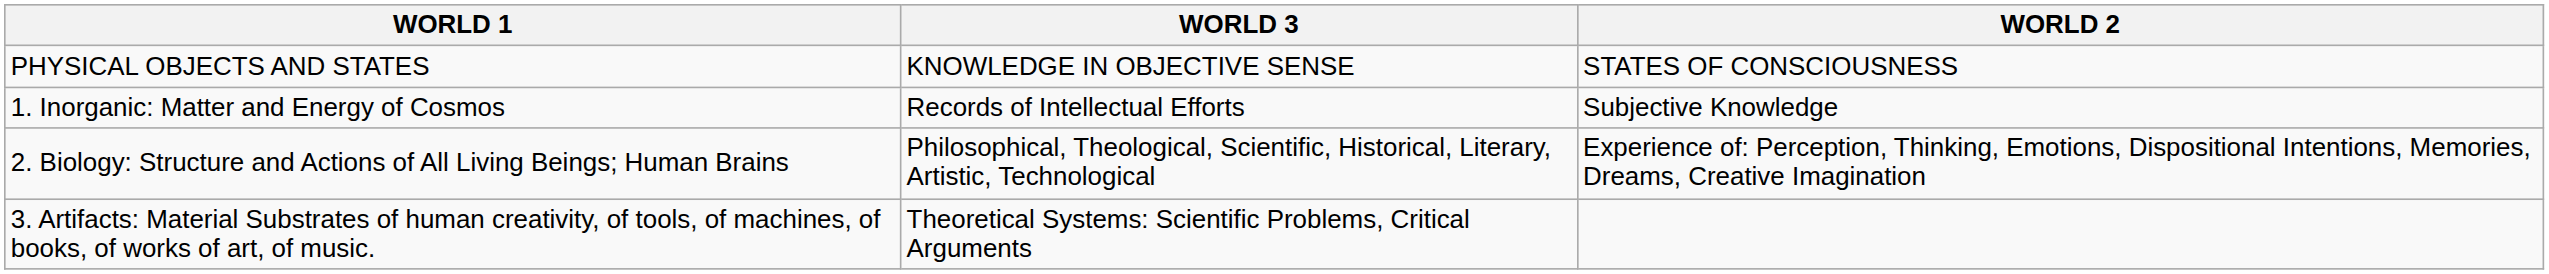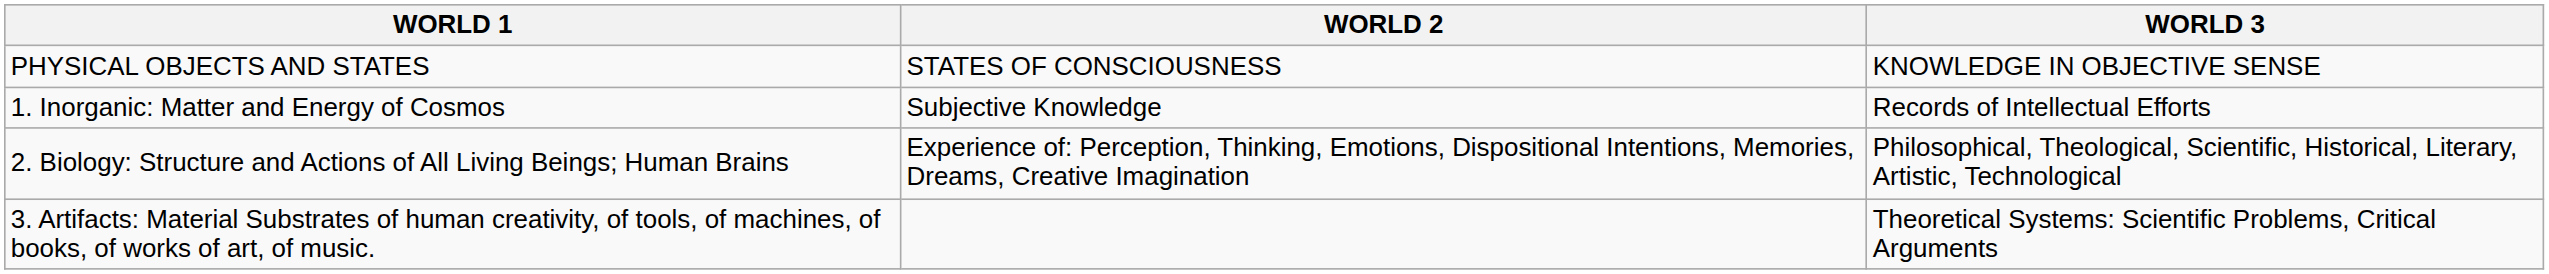columns swapped: (2060, 25) <-> (1239, 25)
